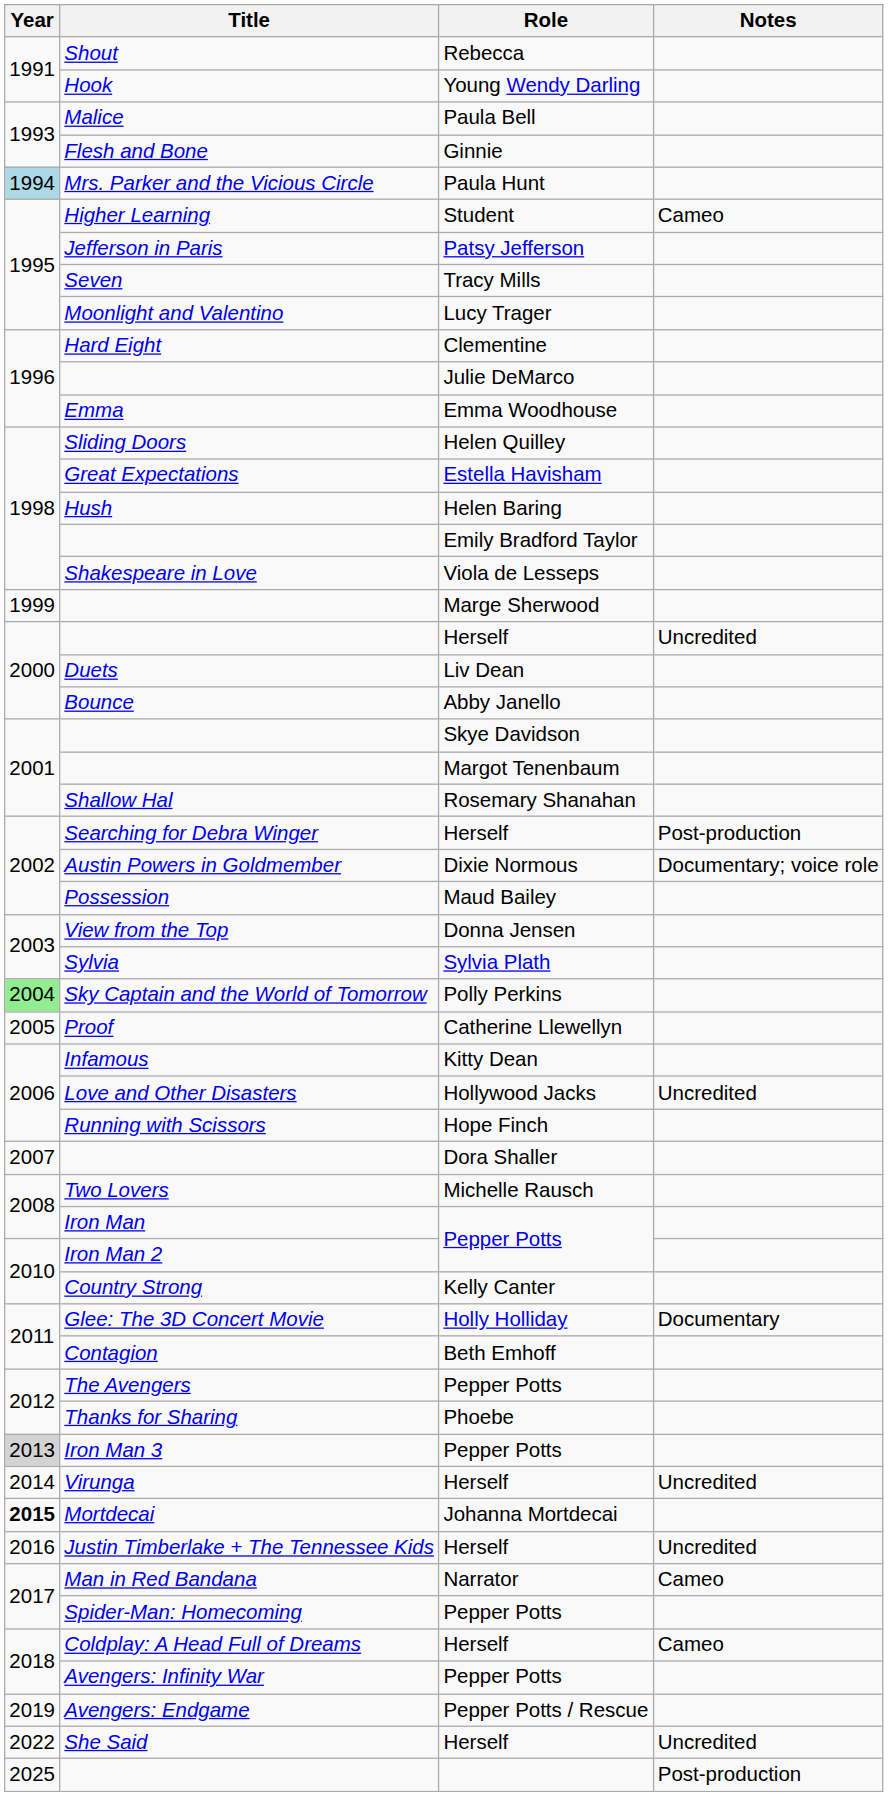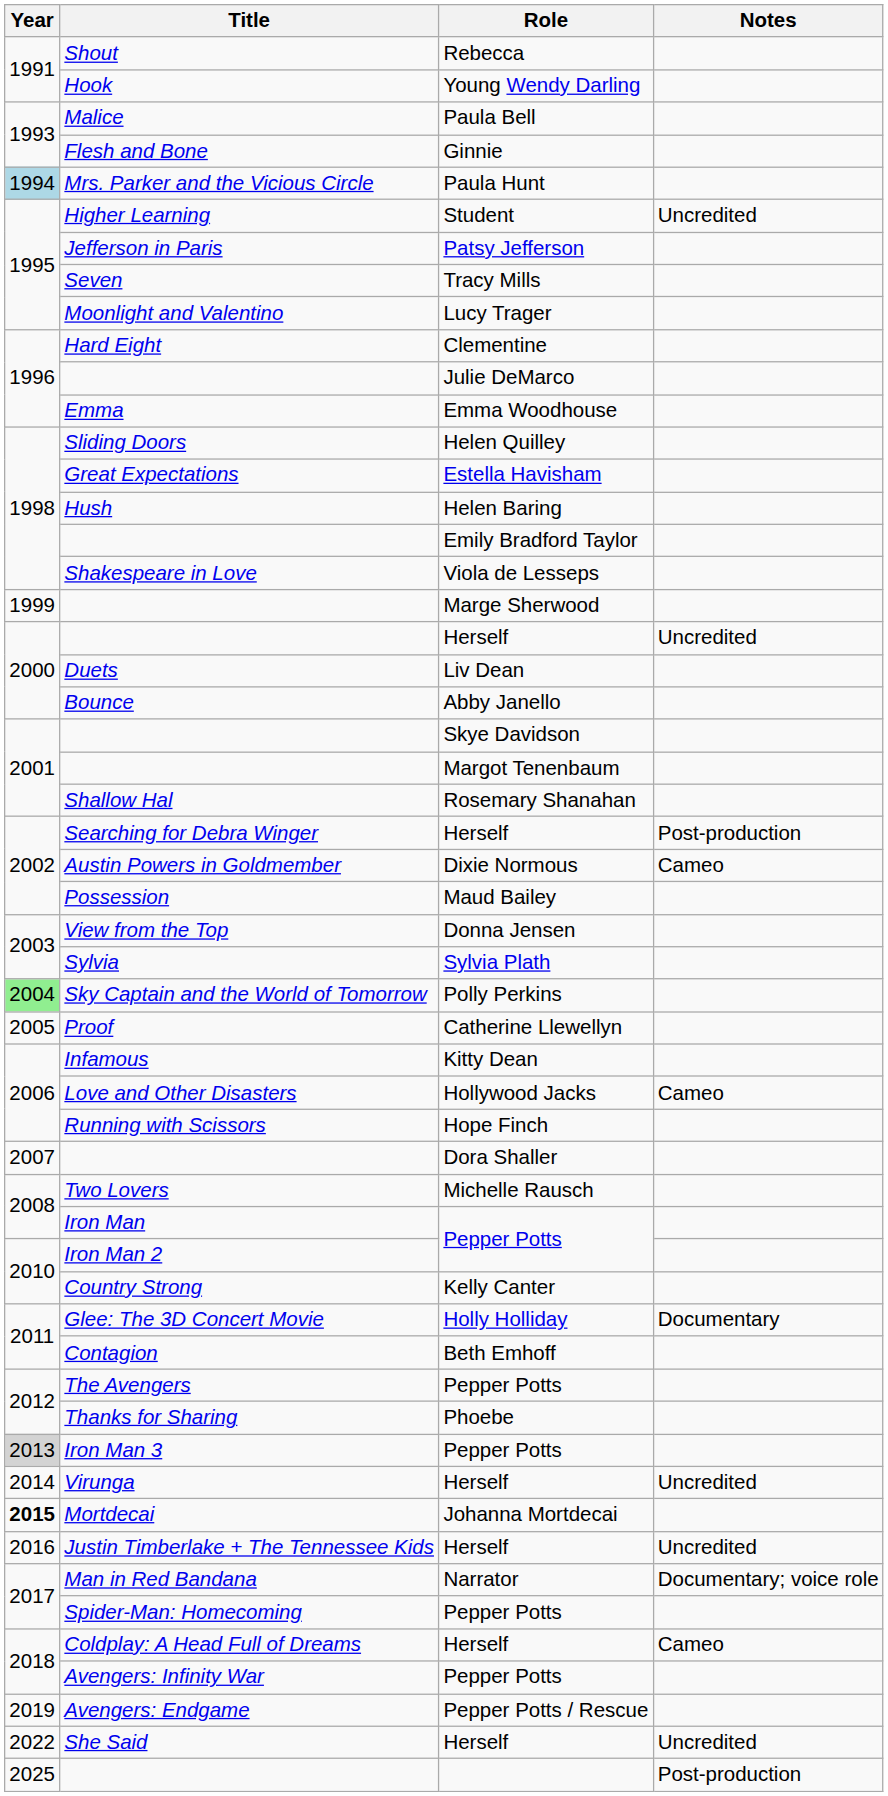(691, 215) Cameo -> (707, 215) Uncredited
(768, 865) Documentary; voice role -> (691, 865) Cameo
(707, 1092) Uncredited -> (691, 1092) Cameo
(691, 1579) Cameo -> (768, 1579) Documentary; voice role
